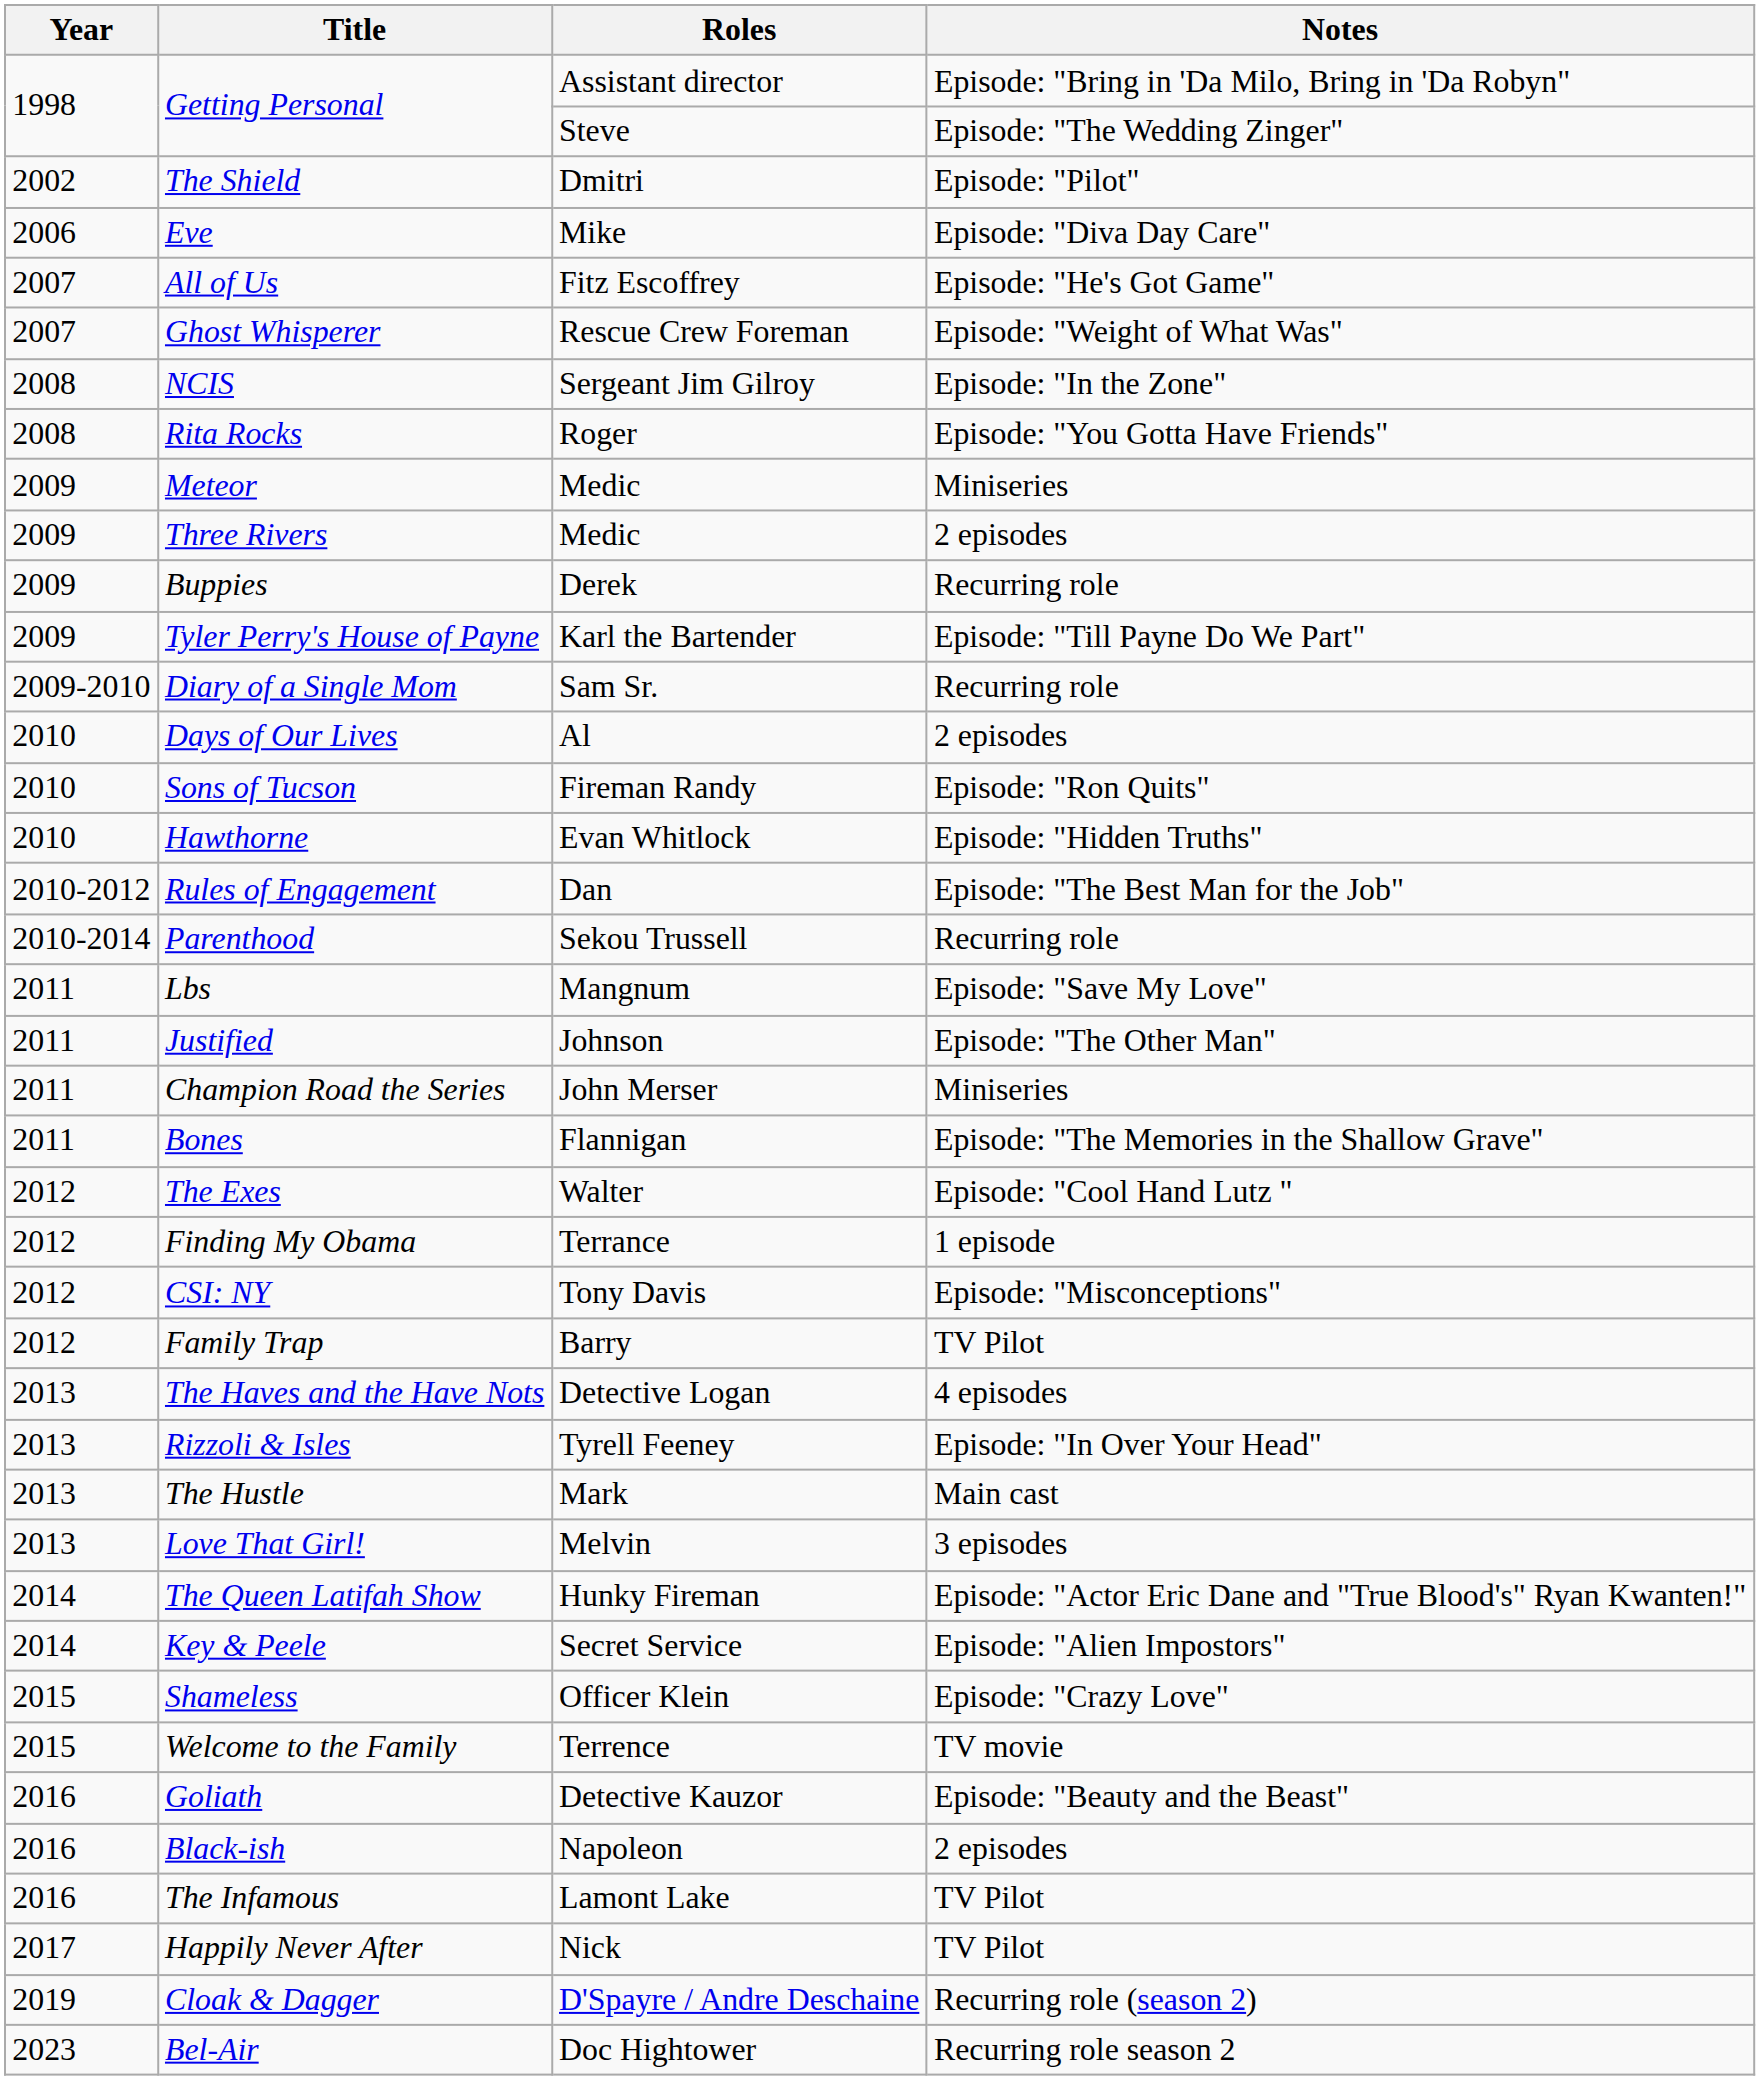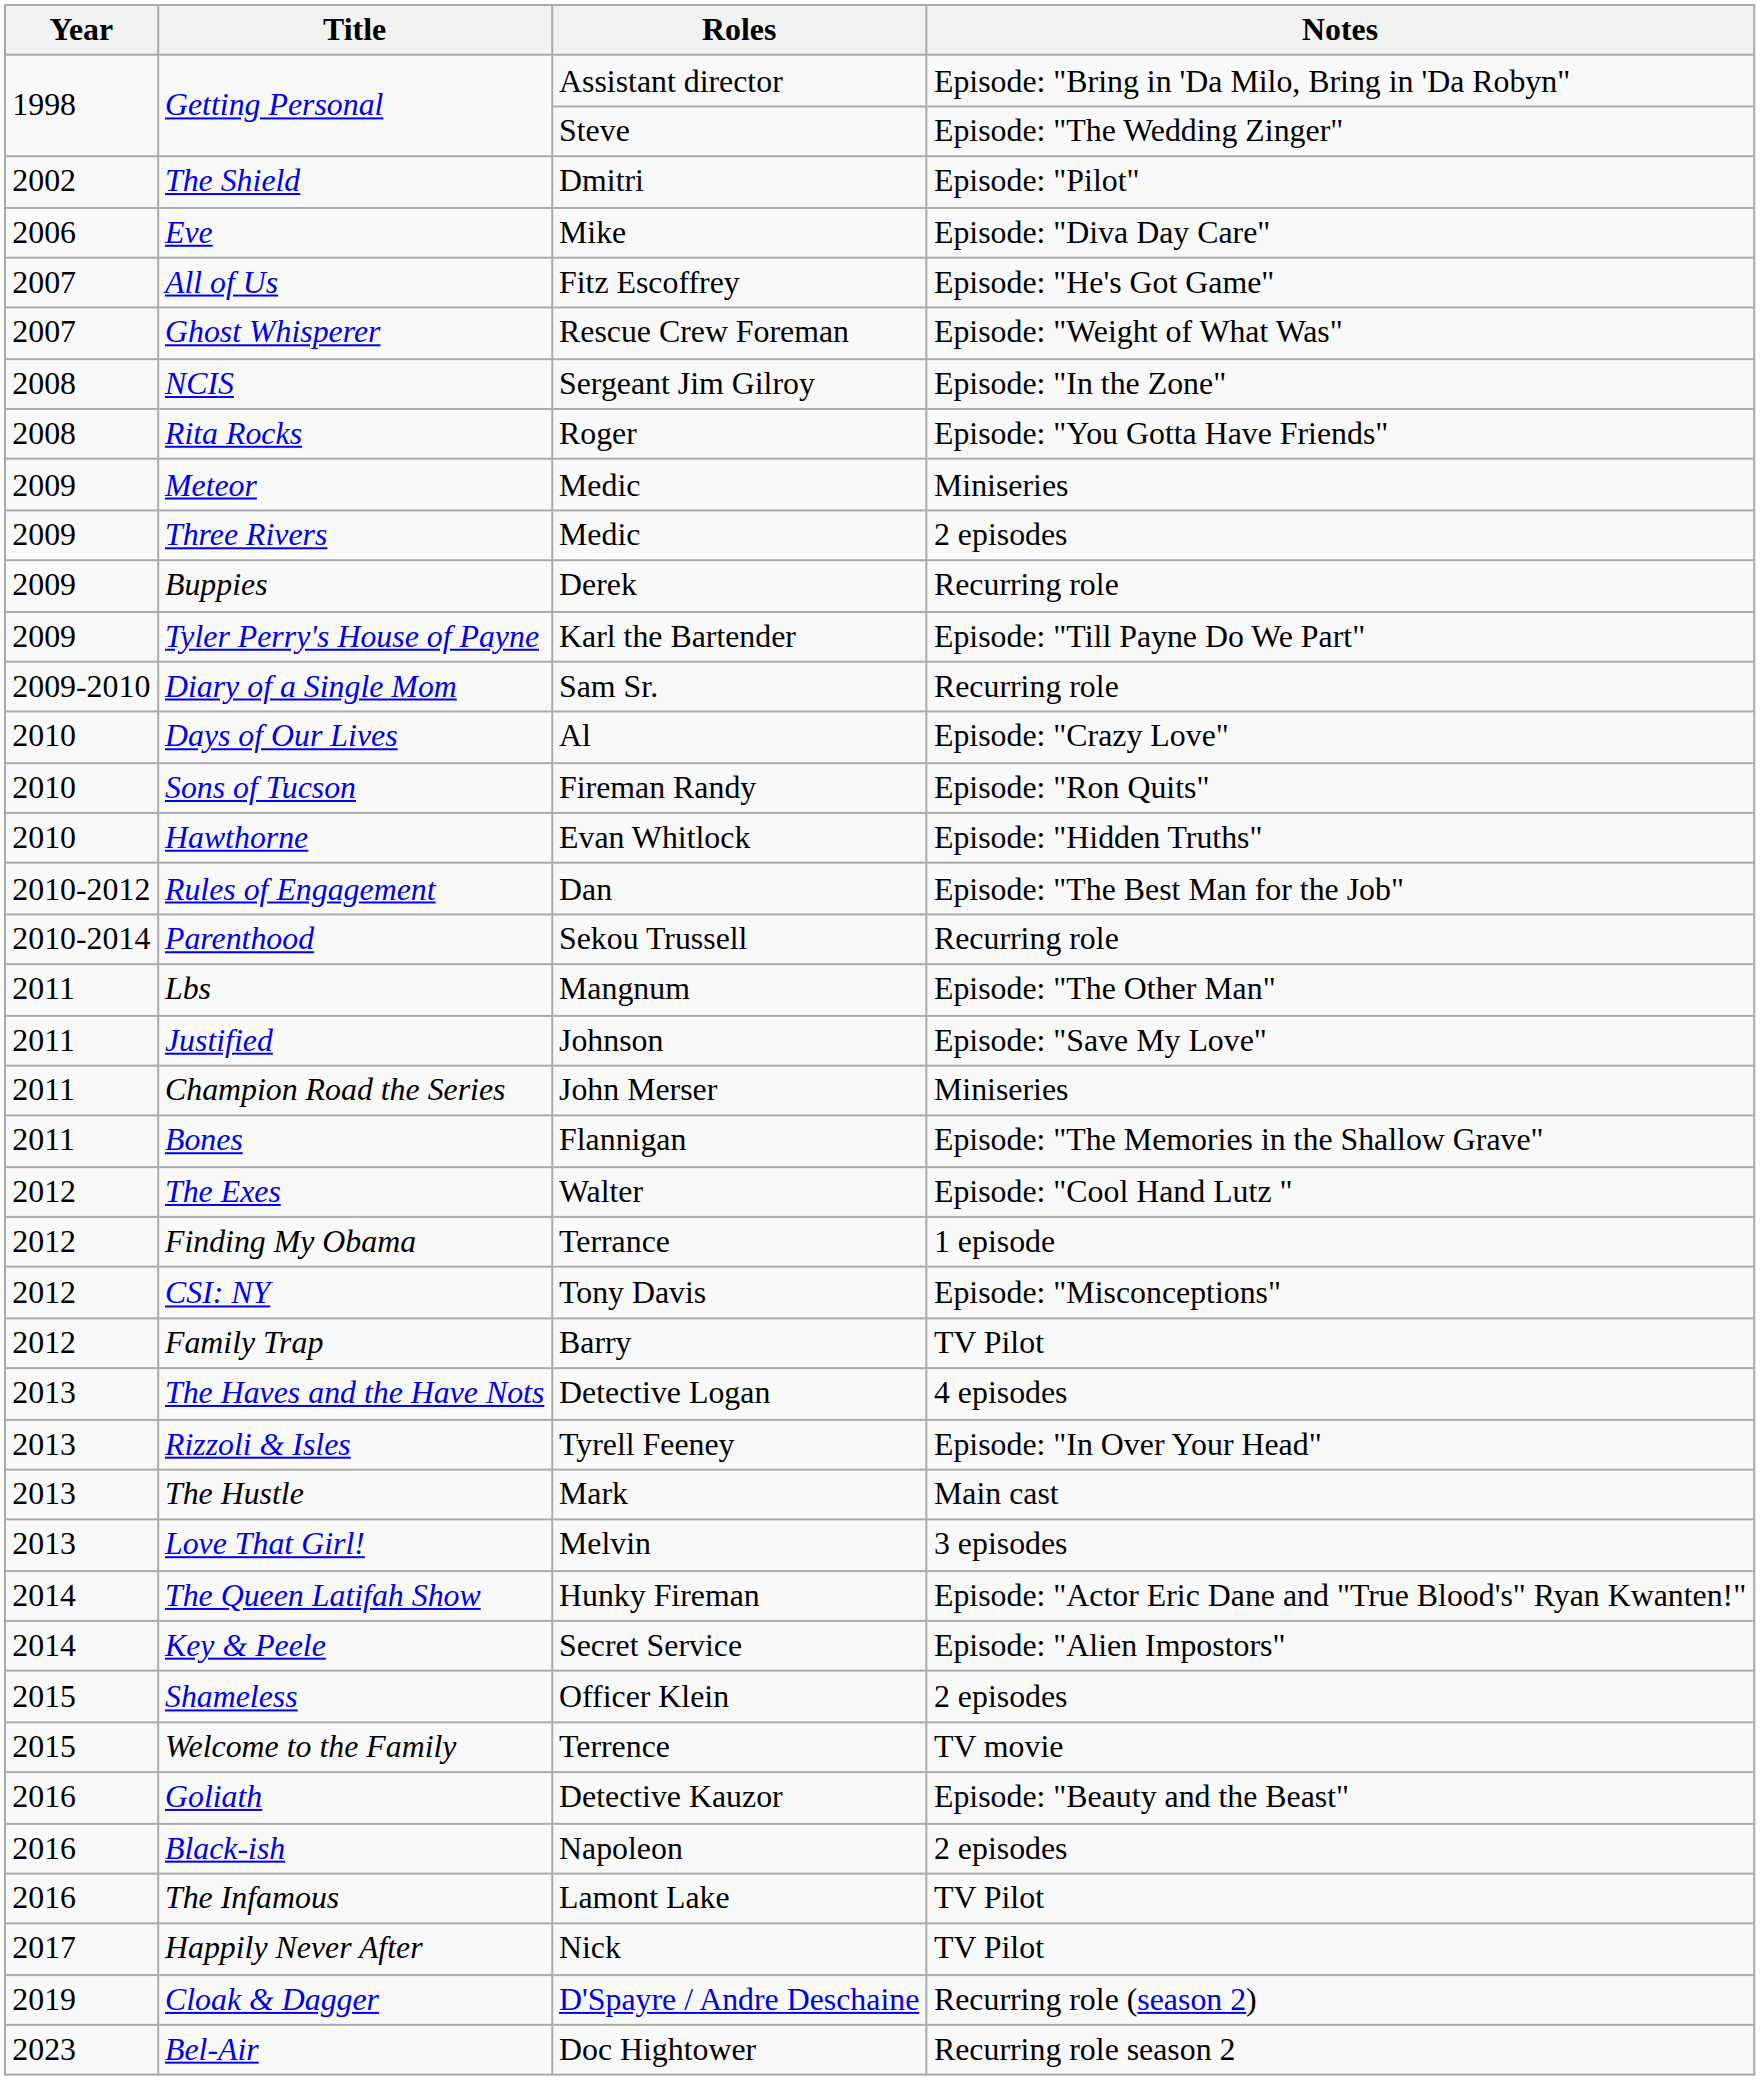(1001, 736) 2 episodes -> (1081, 736) Episode: "Crazy Love"
(1100, 989) Episode: "Save My Love" -> (1105, 989) Episode: "The Other Man"
(1105, 1039) Episode: "The Other Man" -> (1100, 1039) Episode: "Save My Love"
(1081, 1696) Episode: "Crazy Love" -> (1001, 1696) 2 episodes
